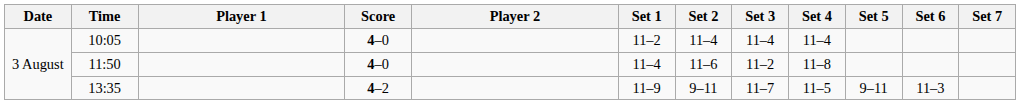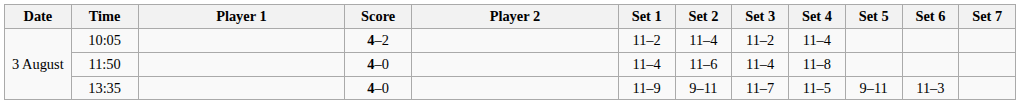(378, 40) 4–0 -> (378, 40) 4–2
(760, 40) 11–4 -> (760, 40) 11–2
(760, 64) 11–2 -> (760, 64) 11–4
(378, 88) 4–2 -> (378, 88) 4–0
